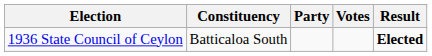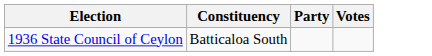- column: (400, 16)
